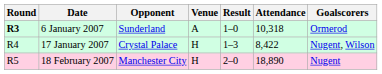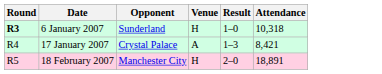- column: (342, 12)
(195, 28) A -> (195, 28) H
(195, 45) H -> (195, 45) A
(267, 45) 8,422 -> (267, 45) 8,421
(270, 61) 18,890 -> (270, 61) 18,891
